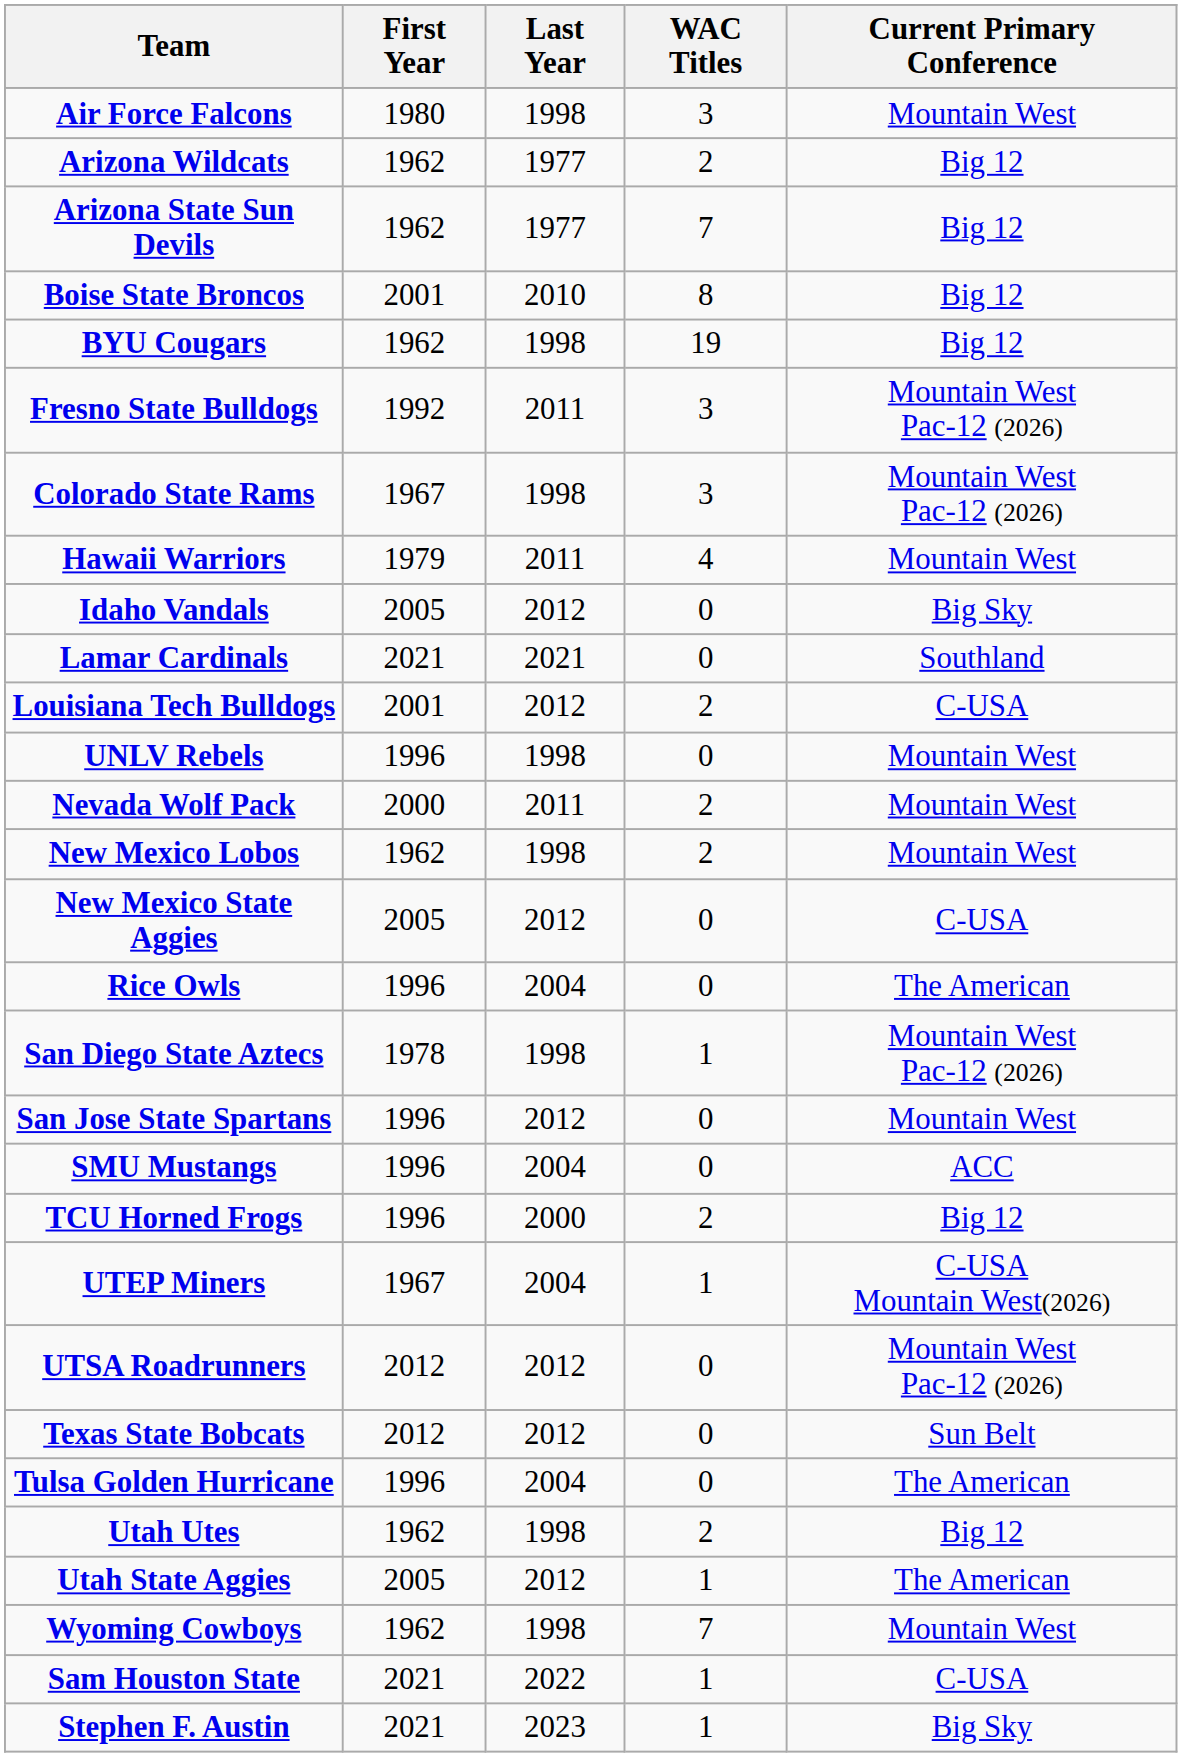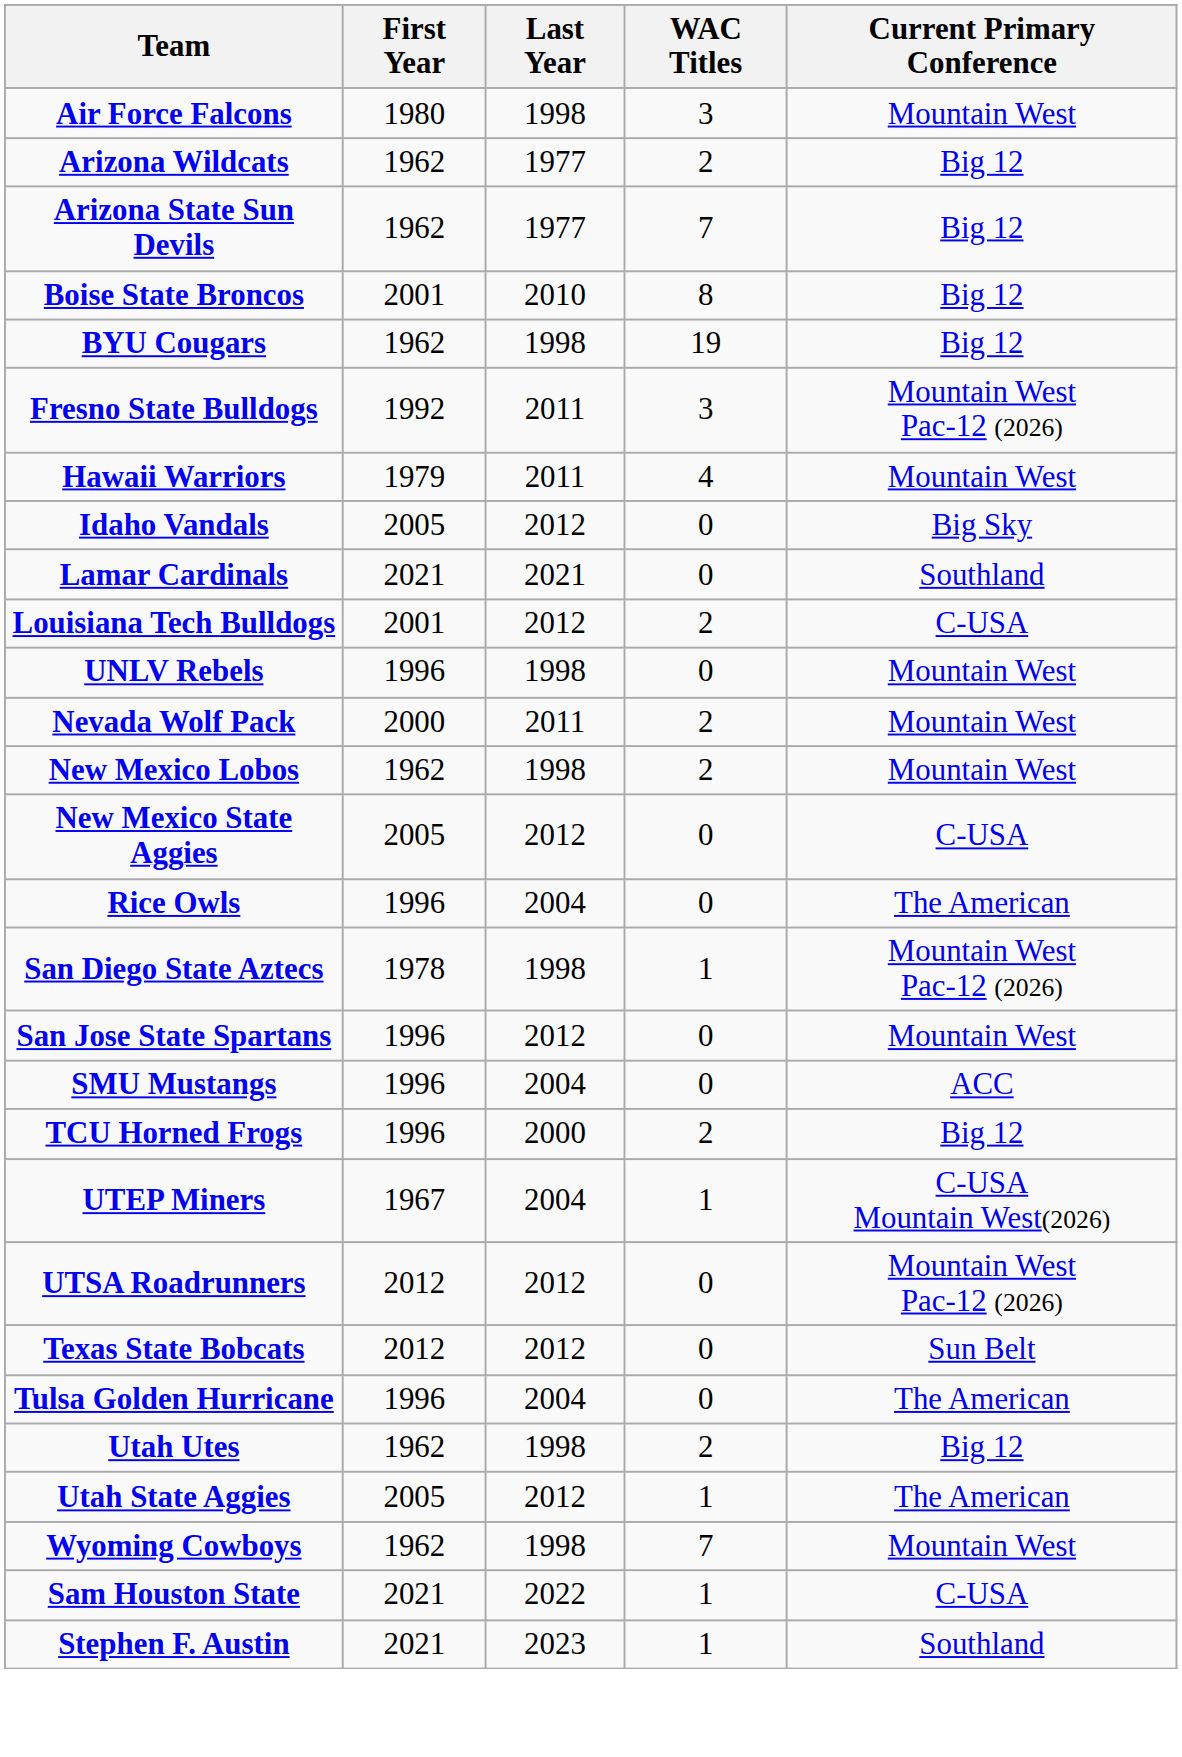- row: (174, 493)
(982, 1727) Big Sky -> (982, 1643) Southland
